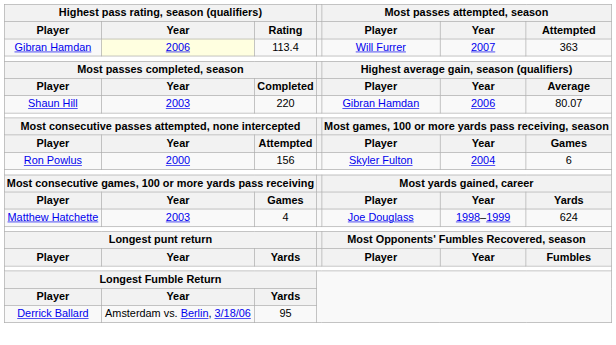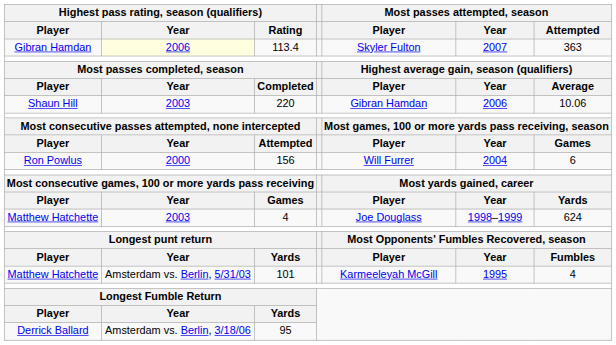(381, 47) Will Furrer -> (389, 47) Skyler Fulton
(569, 104) 80.07 -> (573, 104) 10.06
(381, 161) Skyler Fulton -> (389, 161) Will Furrer
+ row: (53, 274)
